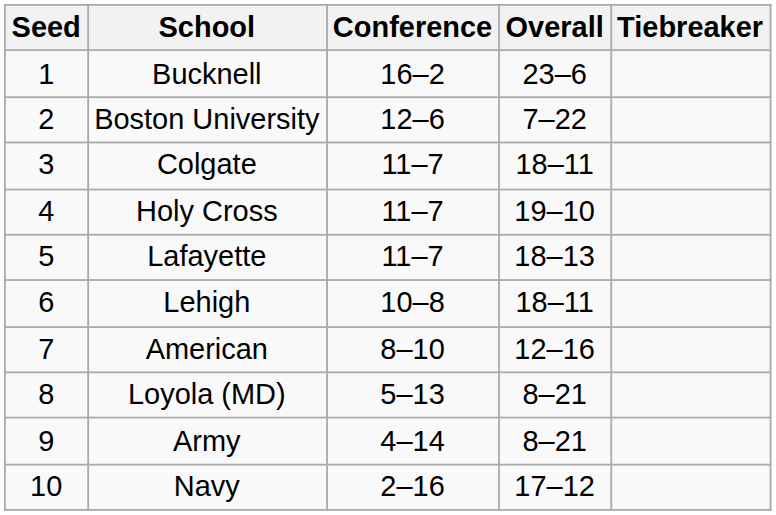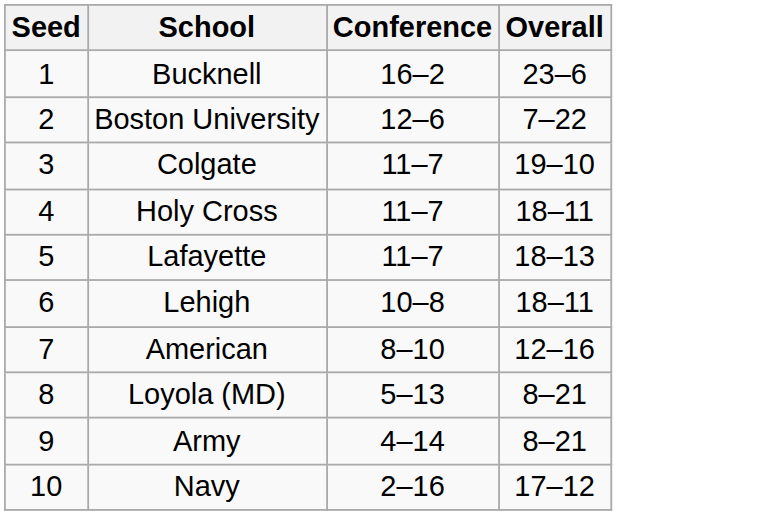- column: (690, 27)
(555, 165) 18–11 -> (555, 165) 19–10
(555, 211) 19–10 -> (555, 211) 18–11
